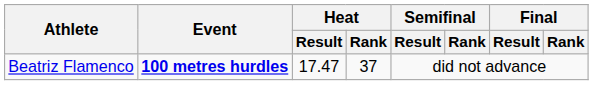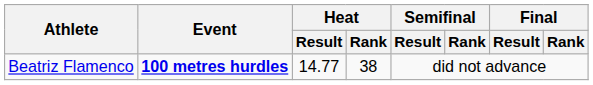(319, 67) 17.47 -> (319, 67) 14.77
(368, 67) 37 -> (368, 67) 38
